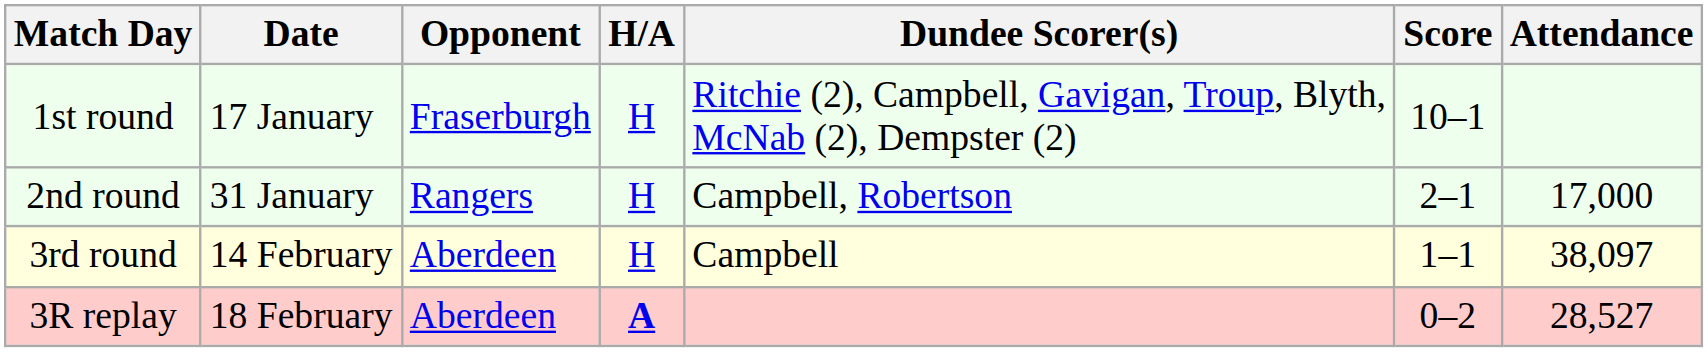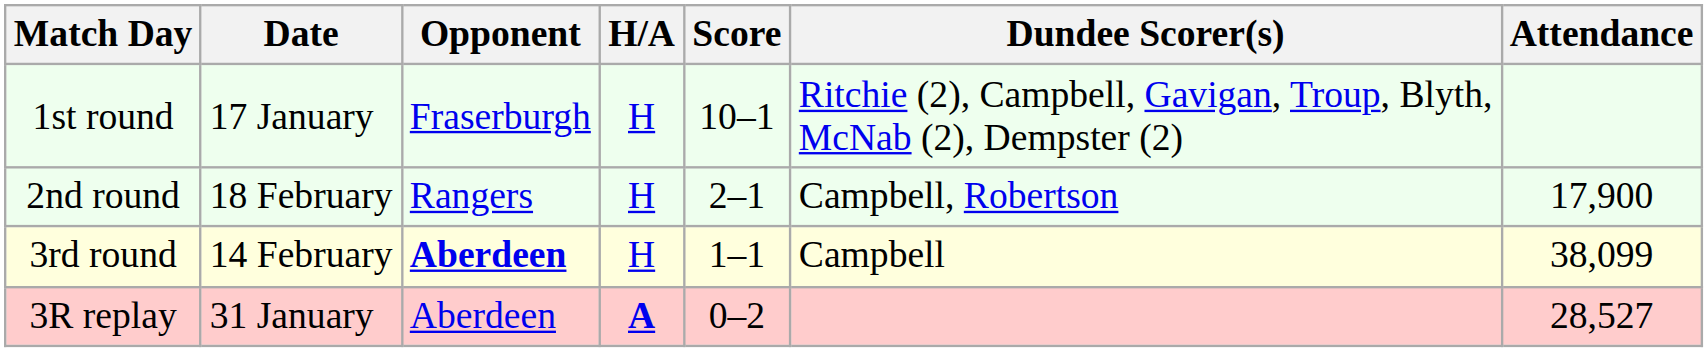columns swapped: (1448, 34) <-> (1039, 34)
(292, 195) 31 January -> (301, 195) 18 February
(1602, 195) 17,000 -> (1602, 195) 17,900
(483, 255) normal -> (488, 255) bold
(1602, 255) 38,097 -> (1602, 255) 38,099
(301, 315) 18 February -> (292, 315) 31 January
